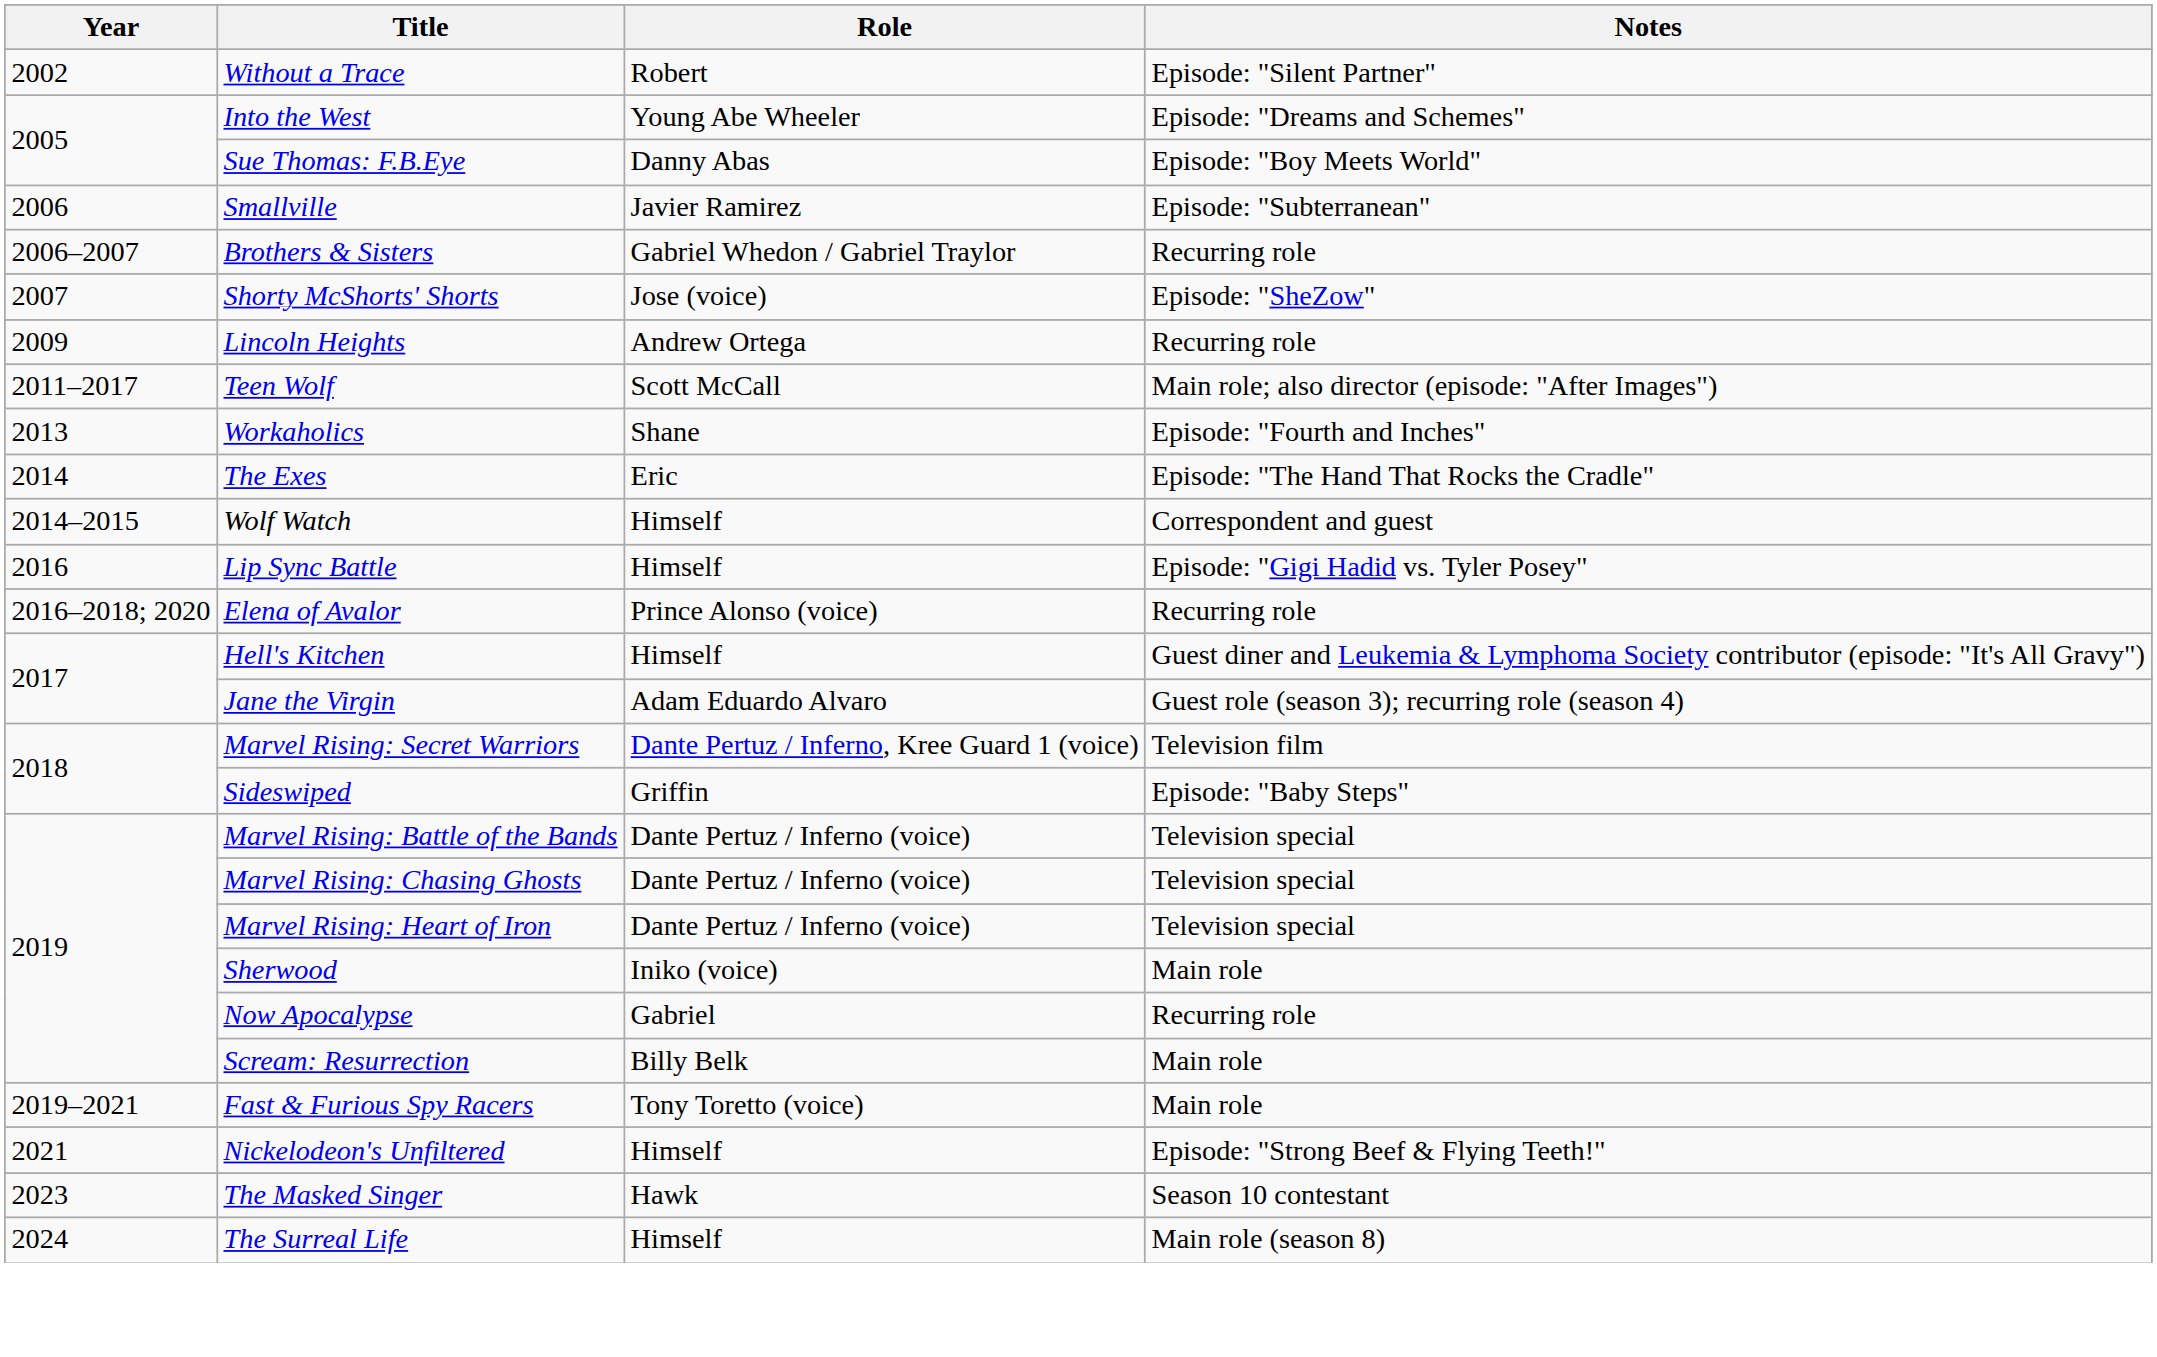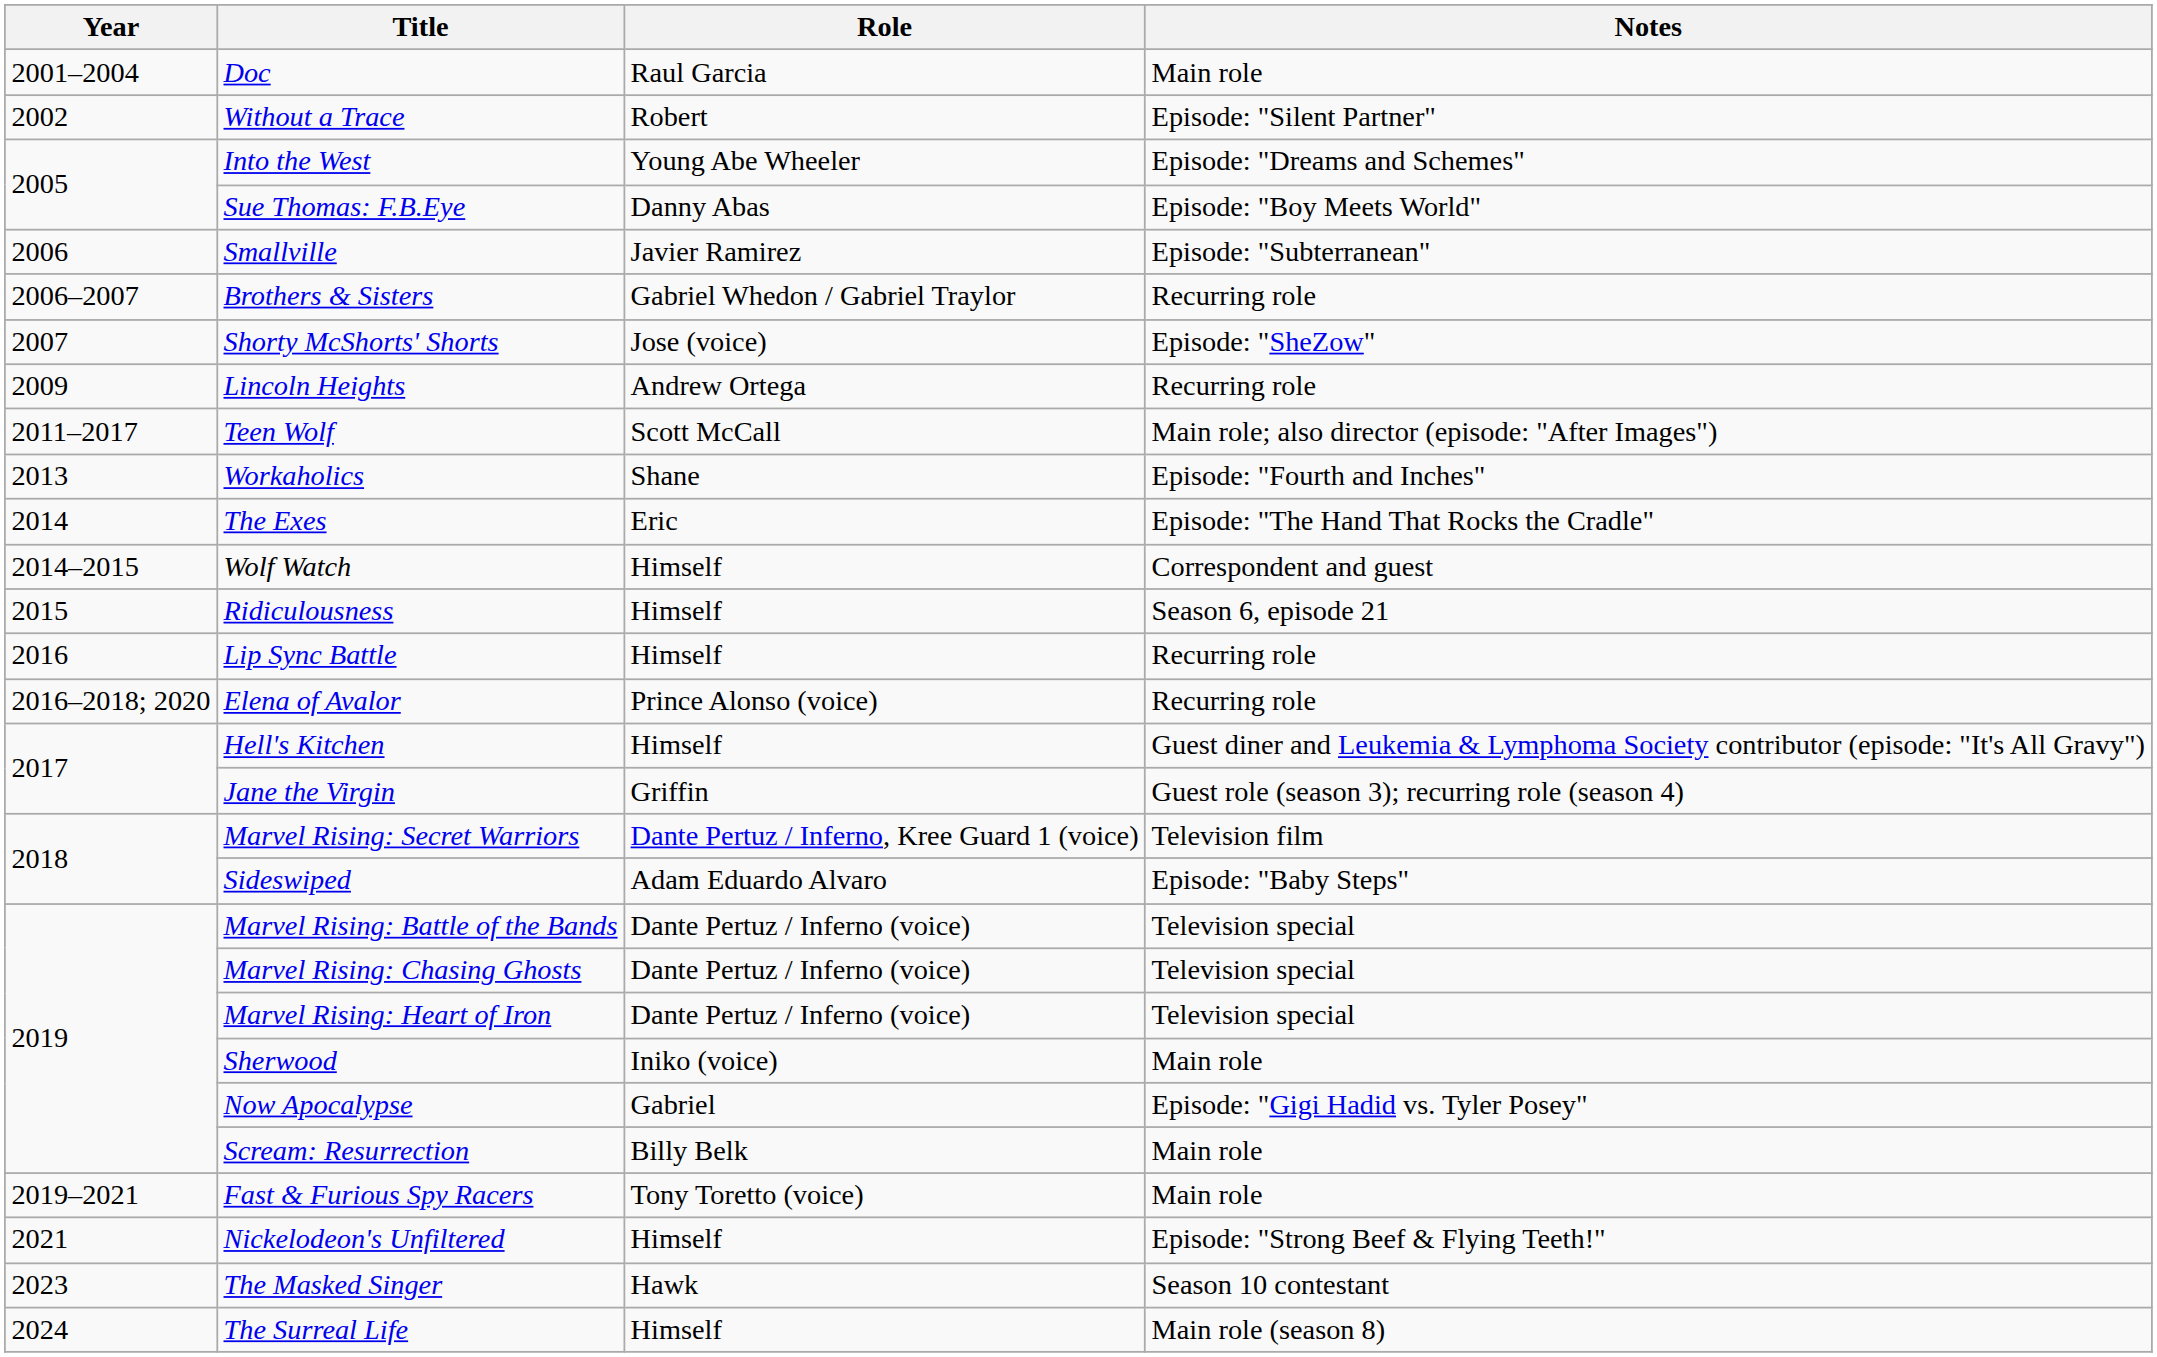+ row: (247, 71)
+ row: (308, 610)
(1370, 565) Episode: "Gigi Hadid vs. Tyler Posey" -> (1234, 655) Recurring role
(759, 700) Adam Eduardo Alvaro -> (670, 790) Griffin
(670, 790) Griffin -> (759, 880) Adam Eduardo Alvaro
(1234, 1015) Recurring role -> (1370, 1104) Episode: "Gigi Hadid vs. Tyler Posey"
